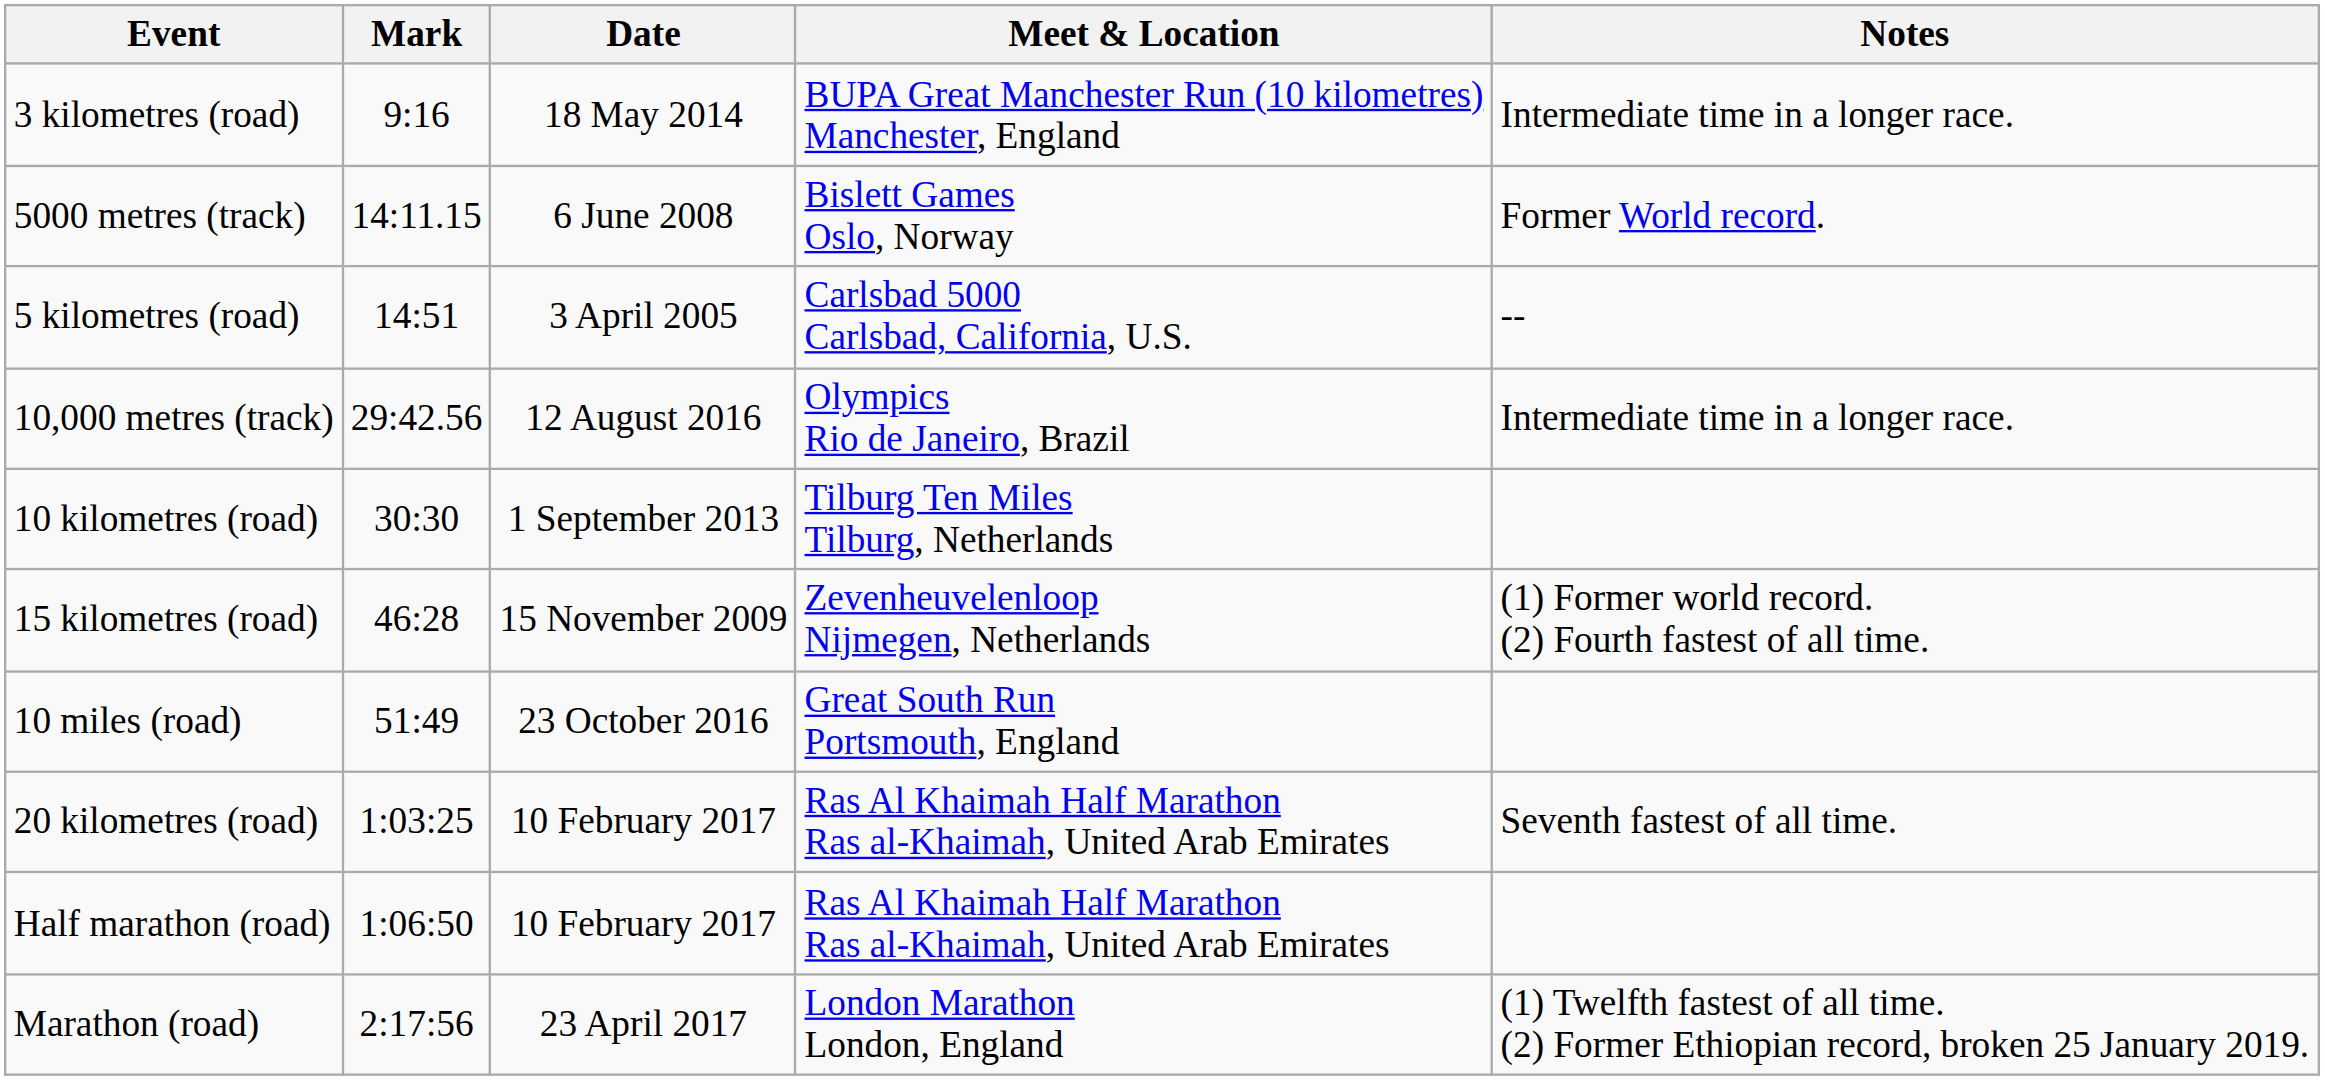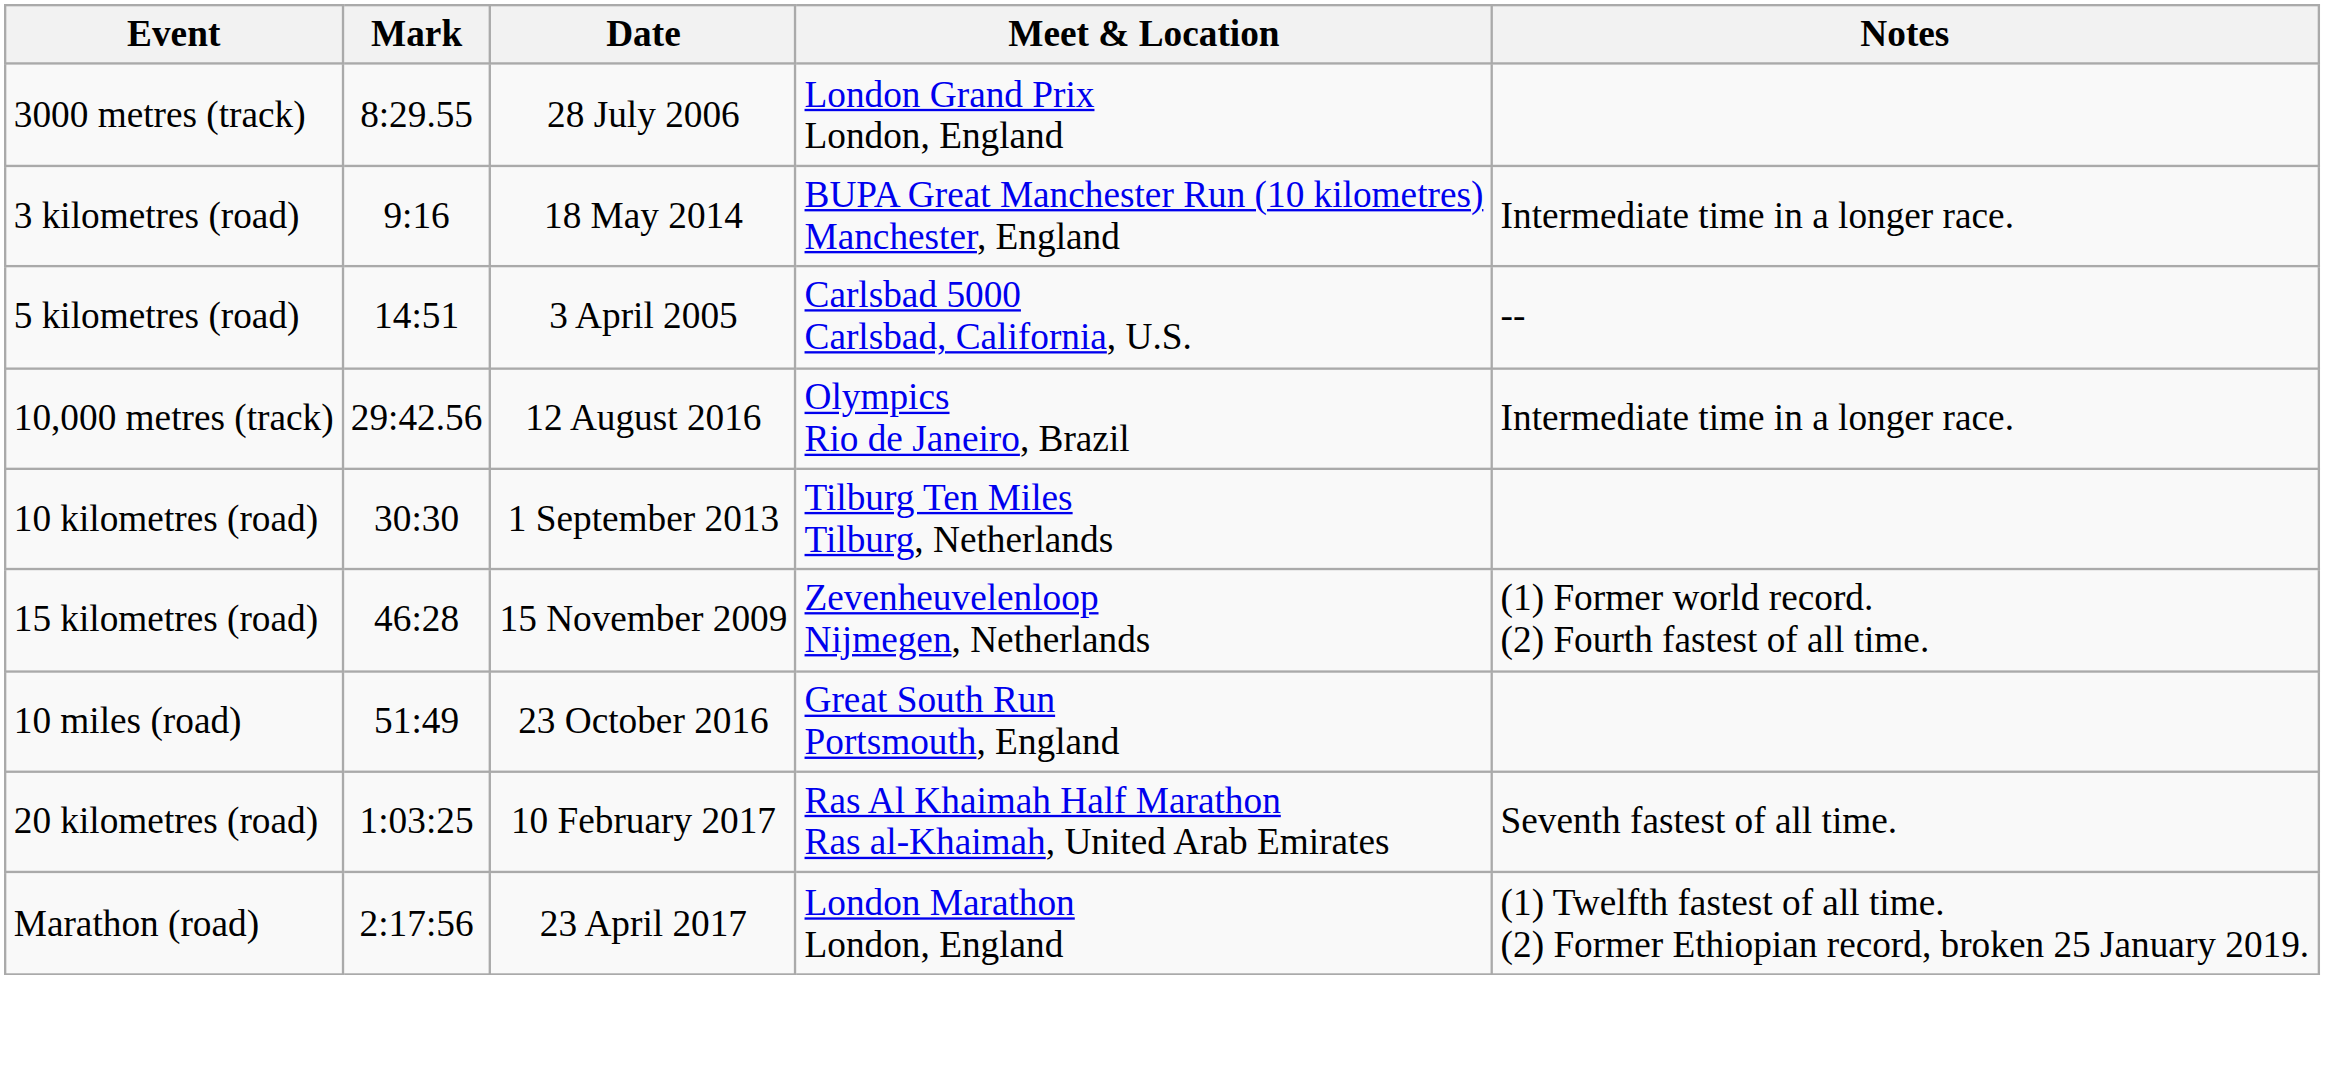+ row: (160, 114)
- row: (160, 215)
- row: (172, 922)
